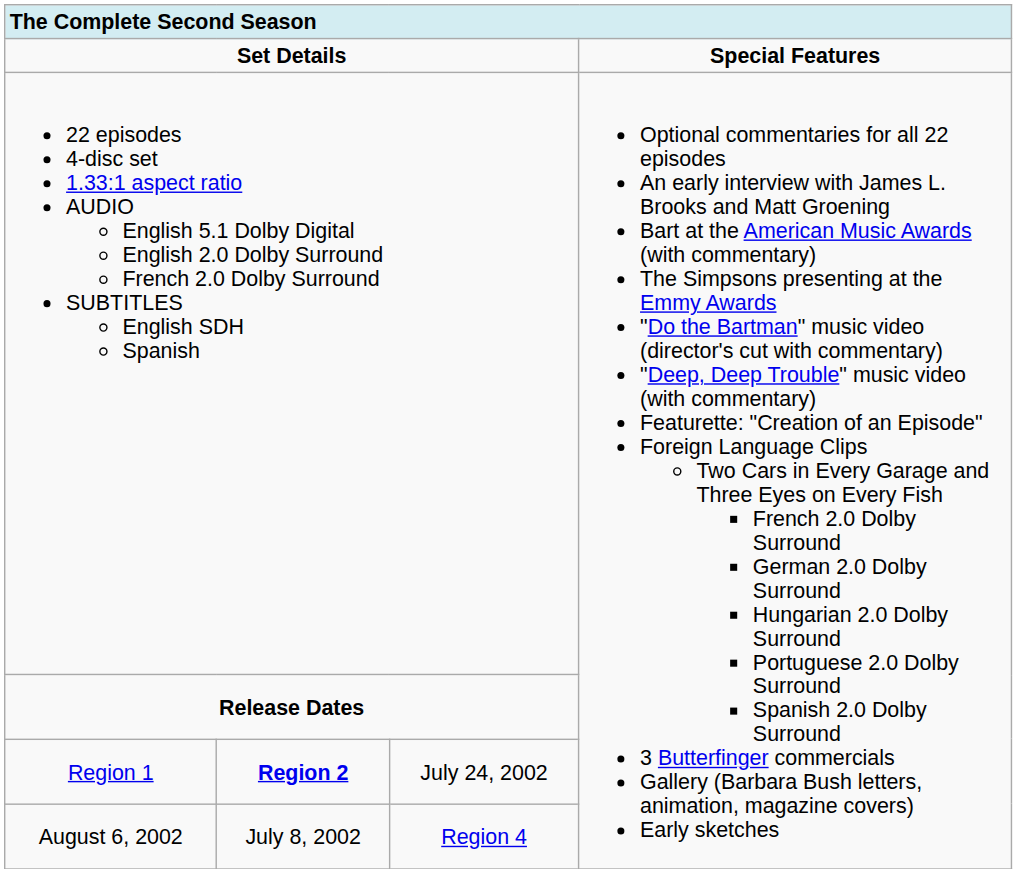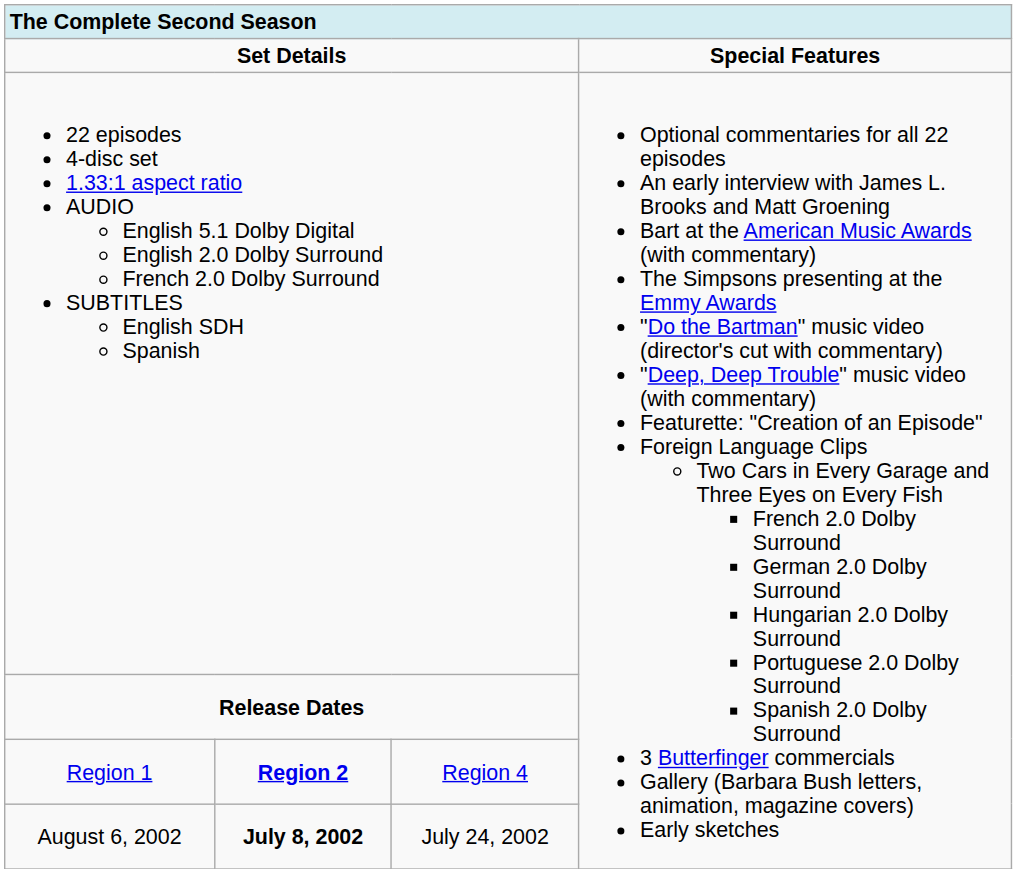(484, 772) July 24, 2002 -> (485, 772) Region 4
(303, 836) normal -> (303, 836) bold
(484, 836) Region 4 -> (485, 836) July 24, 2002
